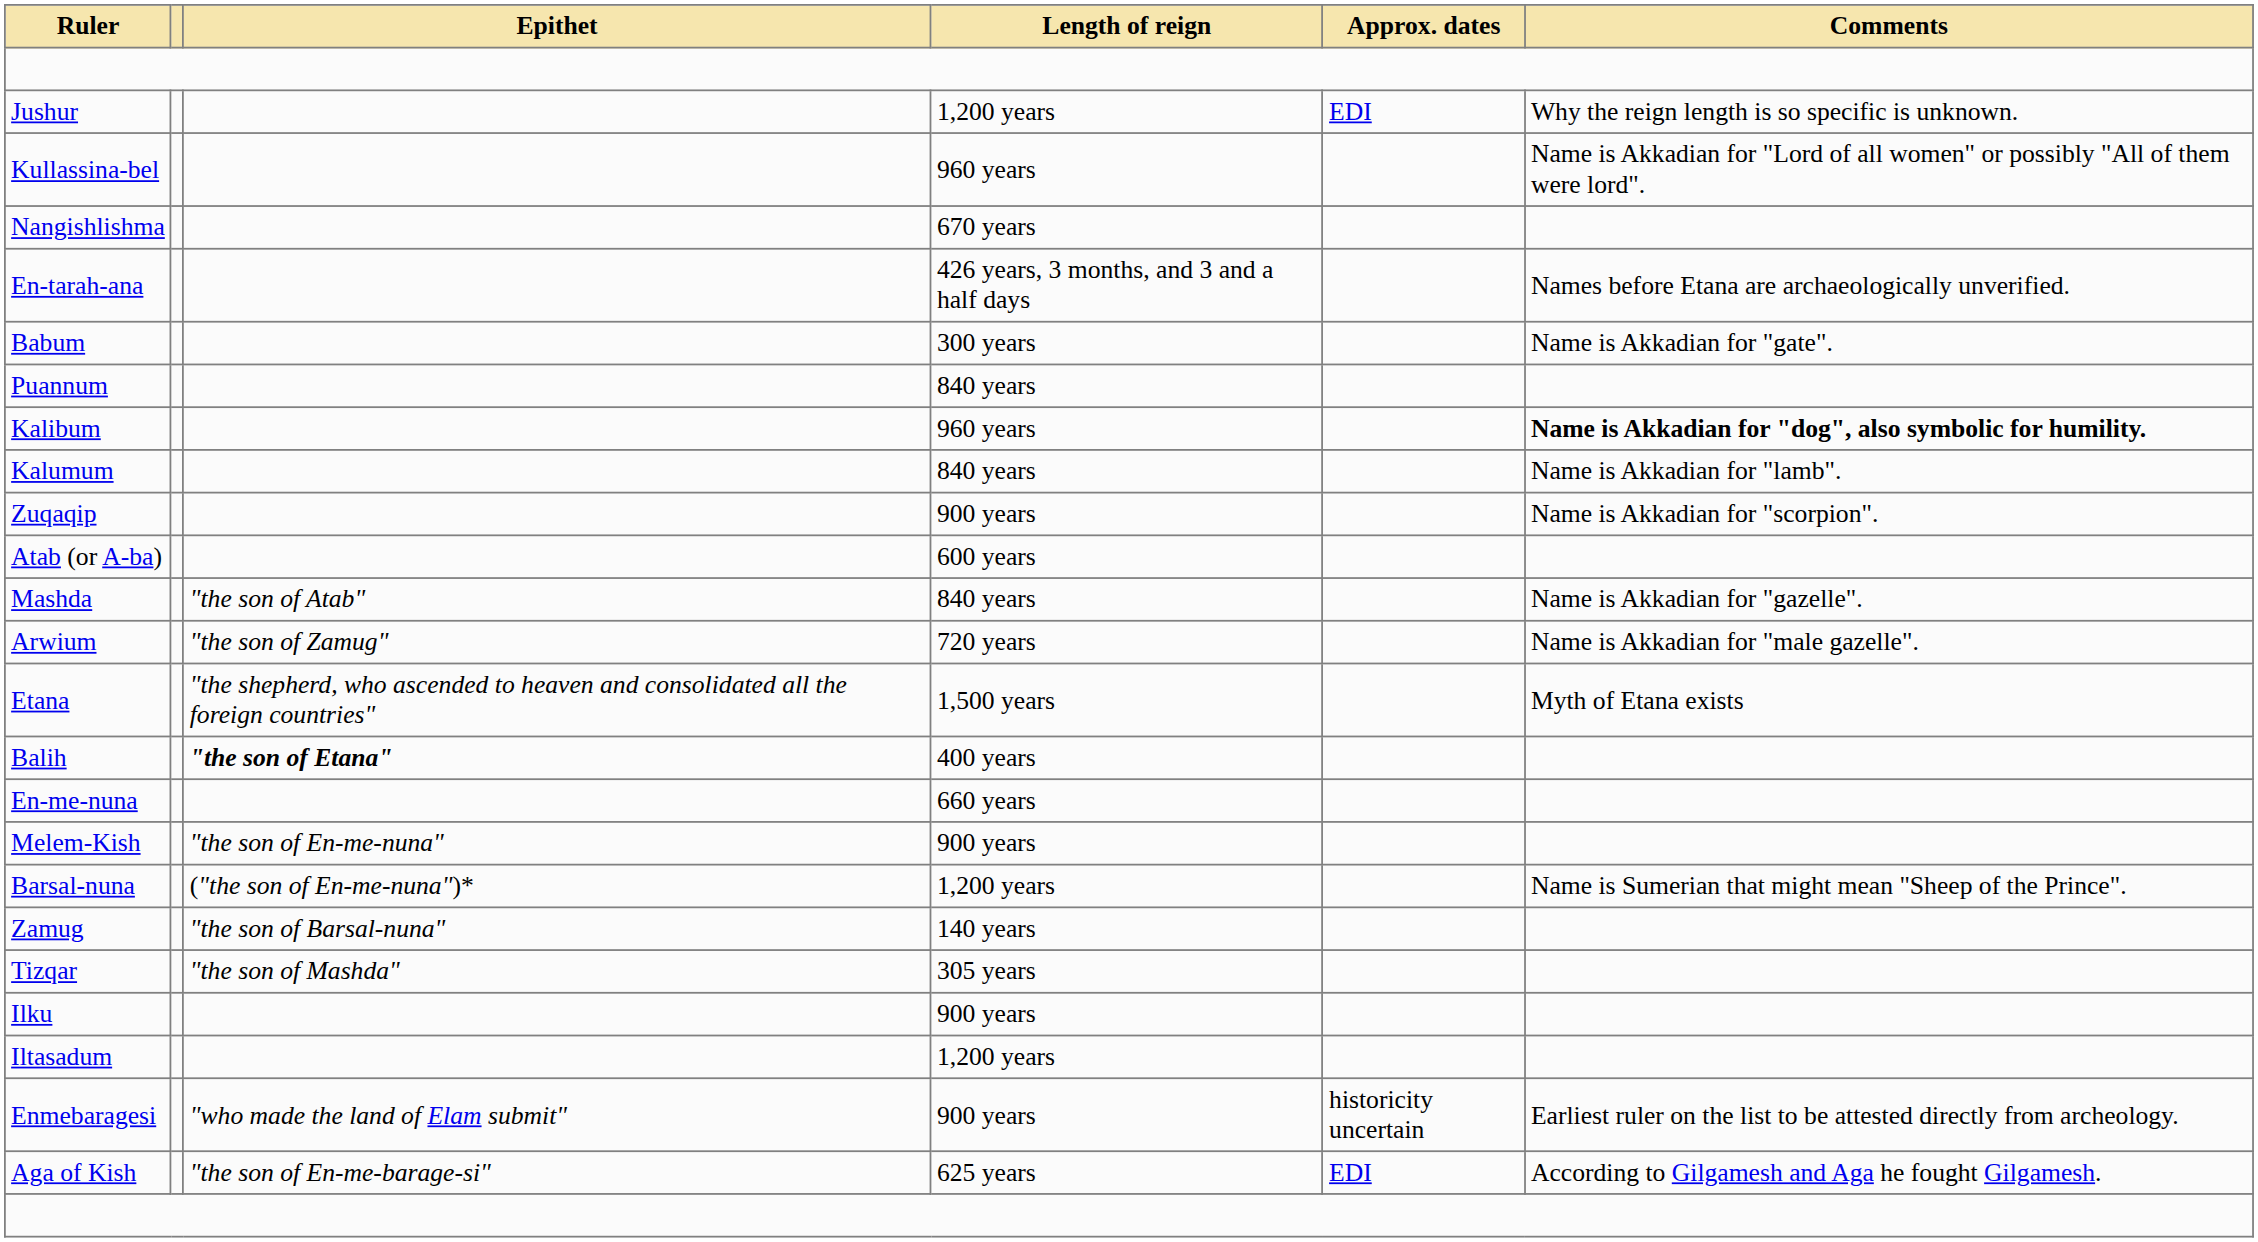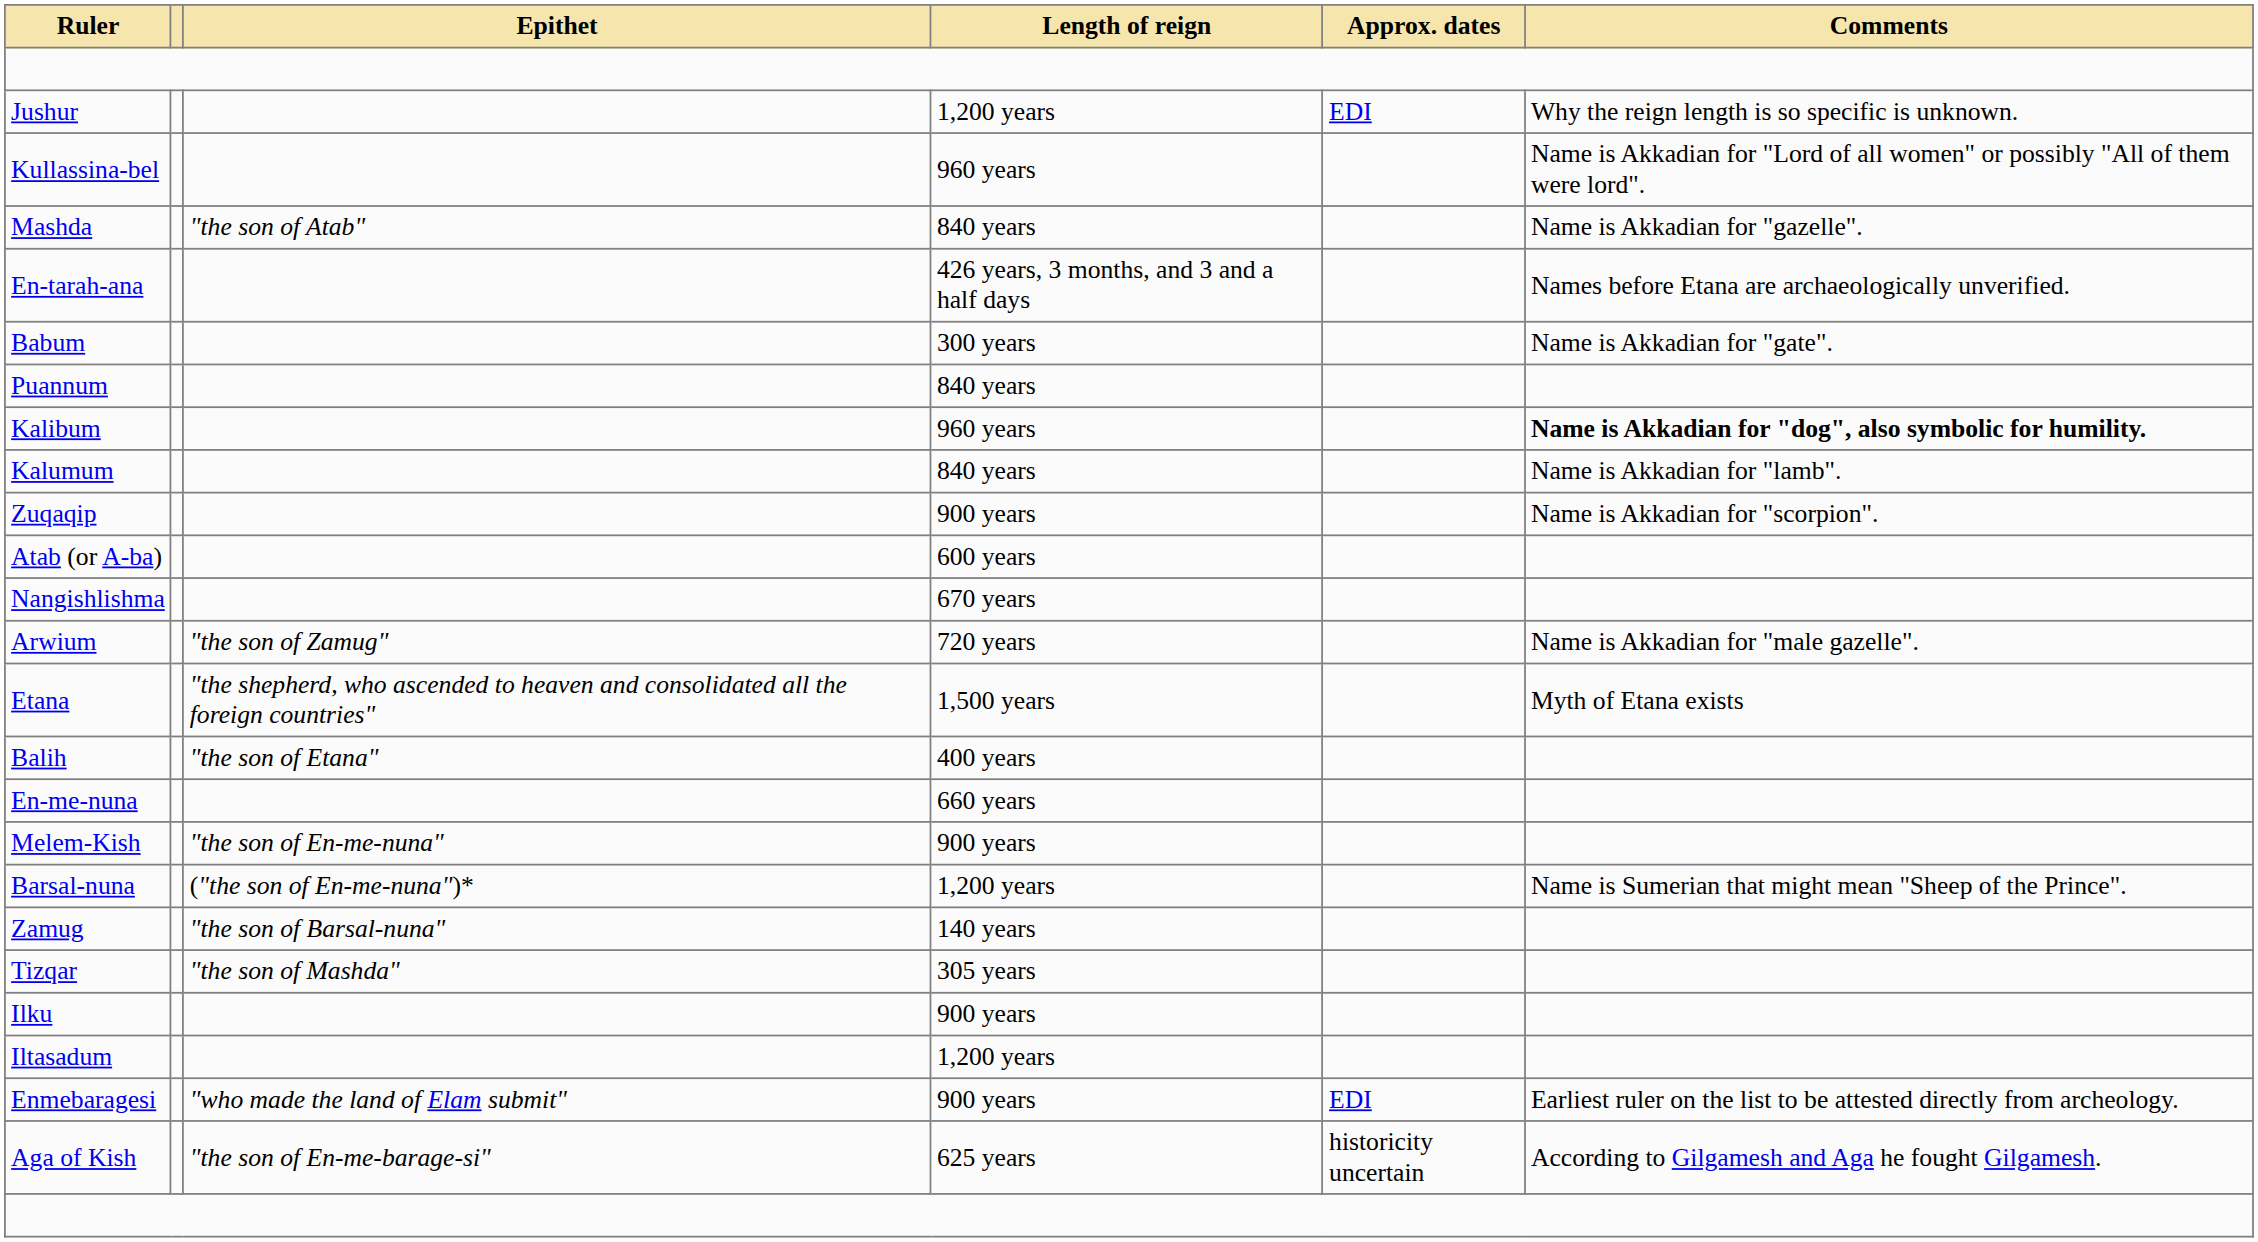rows swapped: (88, 226) <-> (52, 599)
(291, 757) bold -> (284, 757) normal
(1381, 1114) historicity uncertain -> (1350, 1099) EDI
(1350, 1172) EDI -> (1381, 1157) historicity uncertain
